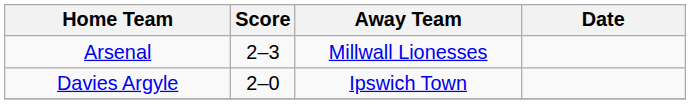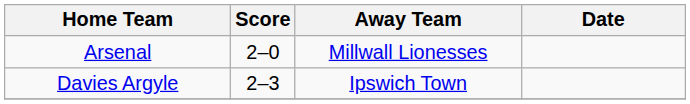(263, 51) 2–3 -> (263, 51) 2–0
(263, 83) 2–0 -> (263, 83) 2–3
